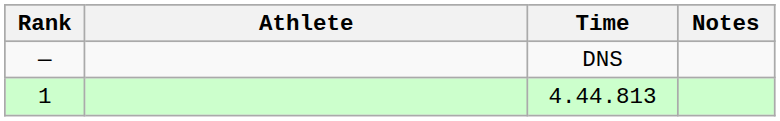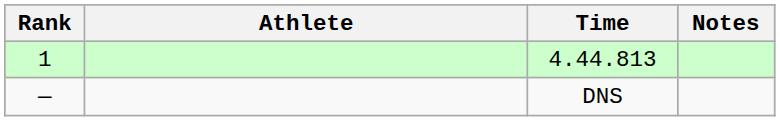rows swapped: (603, 97) <-> (603, 60)
